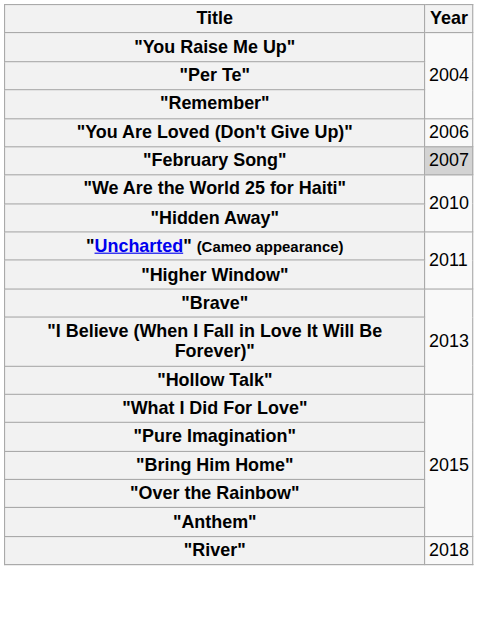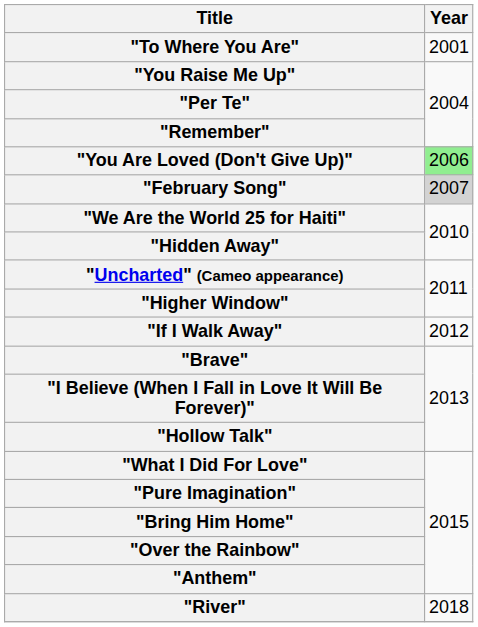+ row: (215, 47)
(449, 132) no background -> (449, 160) lightgreen background
+ row: (215, 331)
